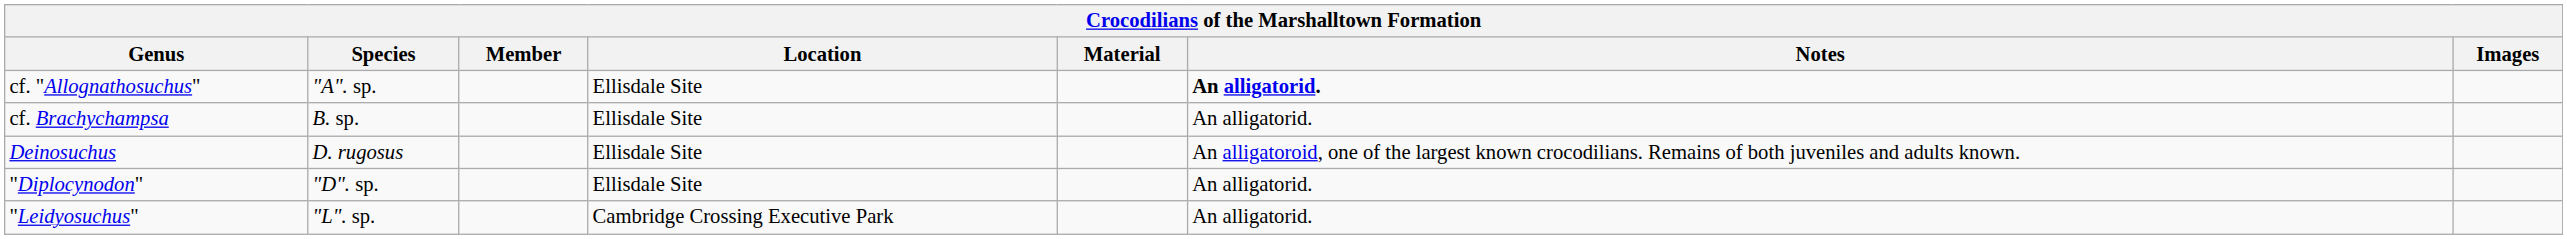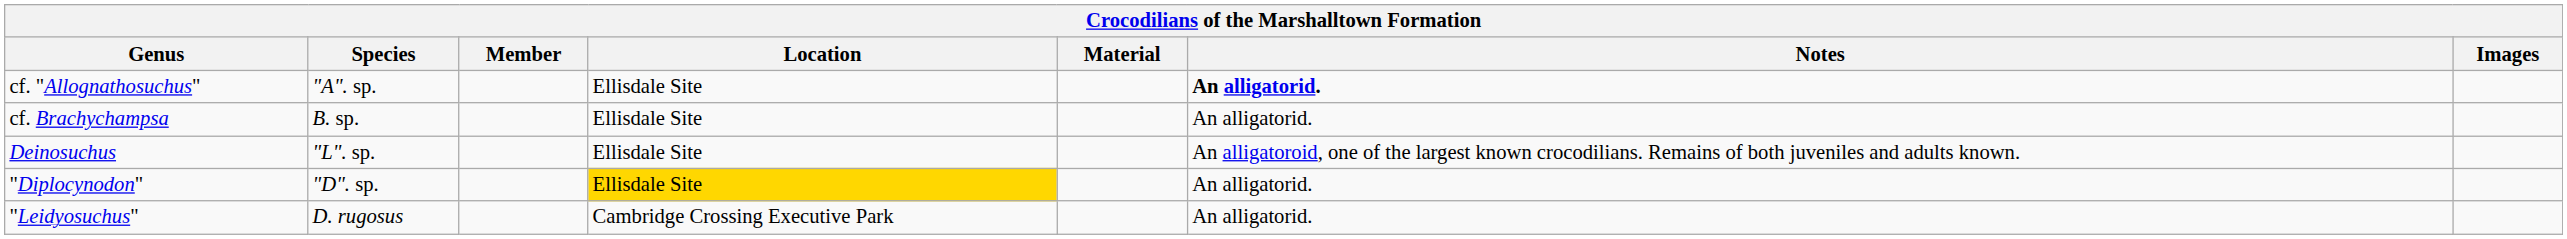(358, 151) D. rugosus -> (344, 151) "L". sp.
(647, 184) no background -> (647, 184) gold background
(344, 217) "L". sp. -> (358, 217) D. rugosus
